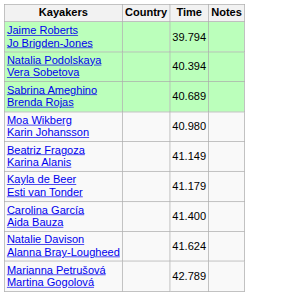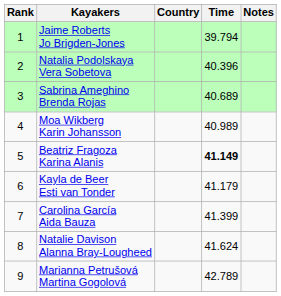+ column: (20, 13)
(189, 66) 40.394 -> (221, 66) 40.396
(189, 126) 40.980 -> (221, 126) 40.989
(189, 156) normal -> (221, 156) bold
(189, 216) 41.400 -> (221, 216) 41.399
